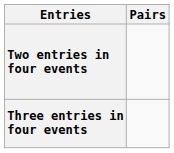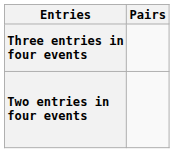rows swapped: (66, 123) <-> (58, 62)
